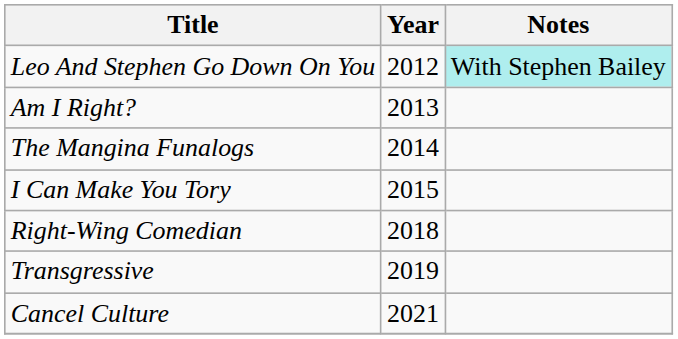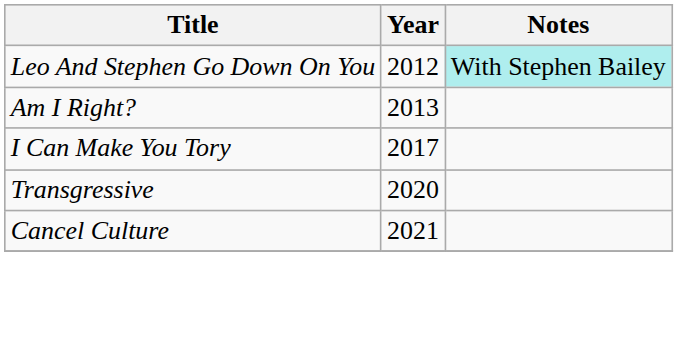- row: (132, 148)
(413, 189) 2015 -> (413, 148) 2017
- row: (126, 230)
(413, 271) 2019 -> (413, 189) 2020
